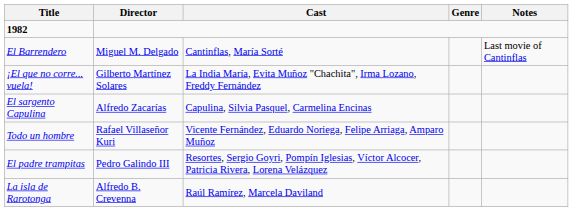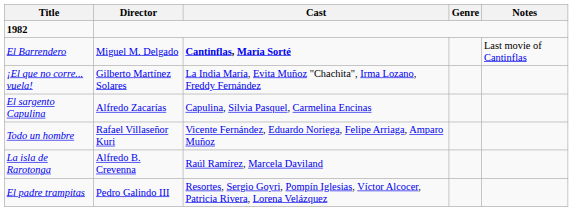(234, 51) normal -> (238, 51) bold
rows swapped: (29, 192) <-> (46, 164)
